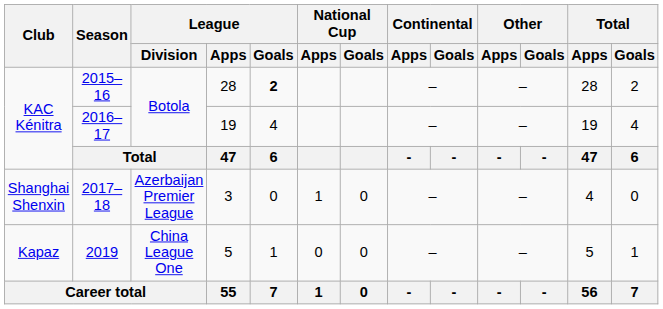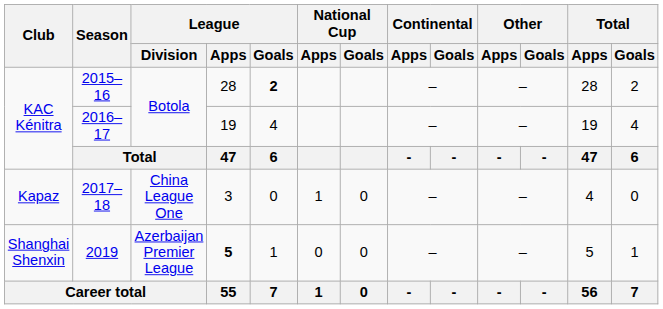(39, 197) Shanghai Shenxin -> (39, 197) Kapaz
(169, 197) Azerbaijan Premier League -> (169, 197) China League One
(39, 252) Kapaz -> (39, 252) Shanghai Shenxin
(169, 252) China League One -> (169, 252) Azerbaijan Premier League
(228, 252) normal -> (228, 252) bold
